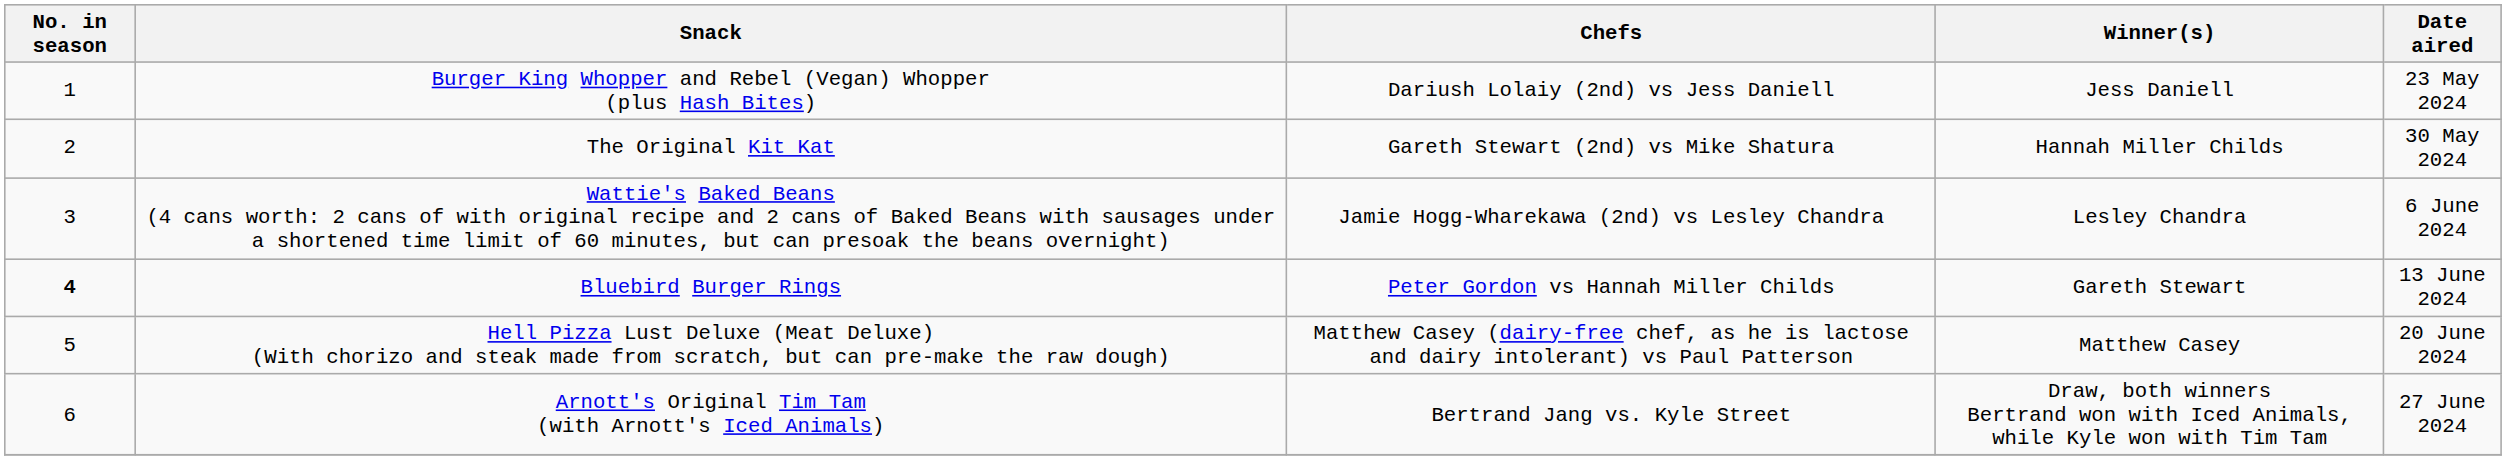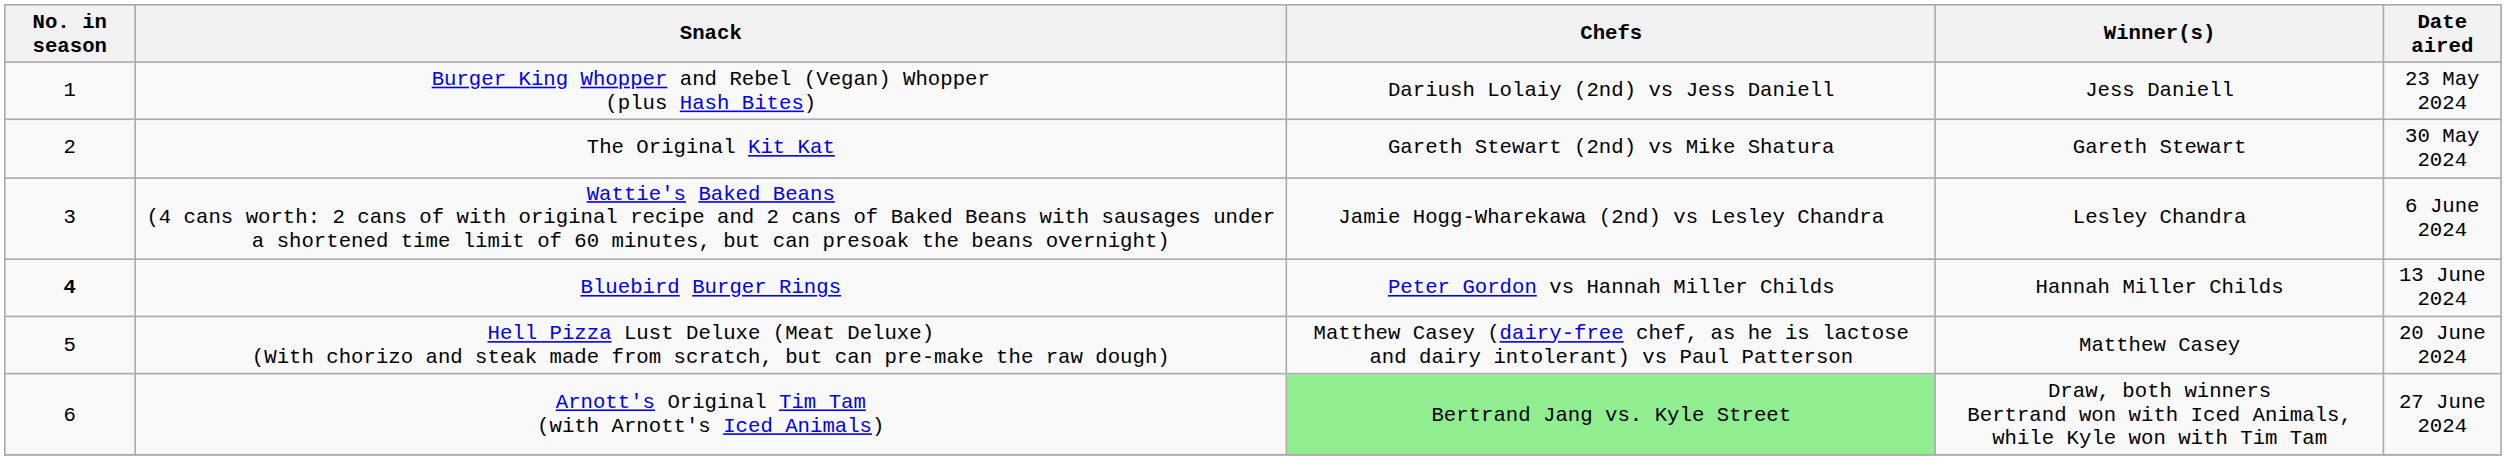(2160, 149) Hannah Miller Childs -> (2160, 149) Gareth Stewart
(2160, 288) Gareth Stewart -> (2160, 288) Hannah Miller Childs
(1611, 415) no background -> (1611, 415) lightgreen background
